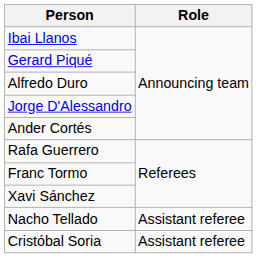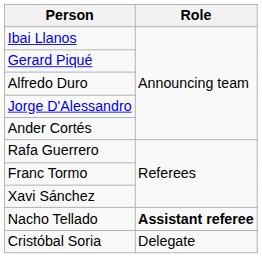(192, 219) normal -> (196, 219) bold
(192, 241) Assistant referee -> (167, 241) Delegate
